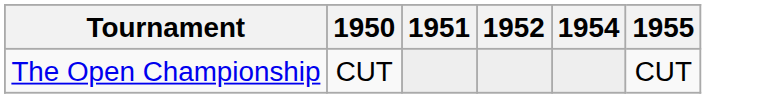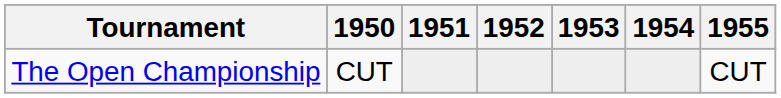+ column: (589, 27)
